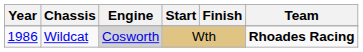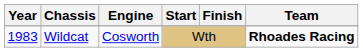(23, 37) 1986 -> (23, 37) 1983
(131, 37) lightgrey background -> (131, 37) no background
